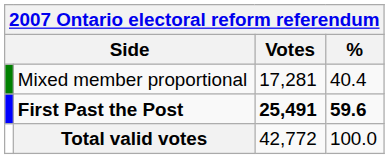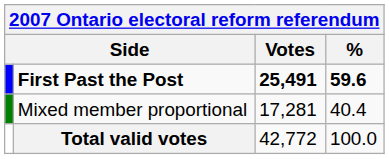rows swapped: (101, 109) <-> (132, 79)
